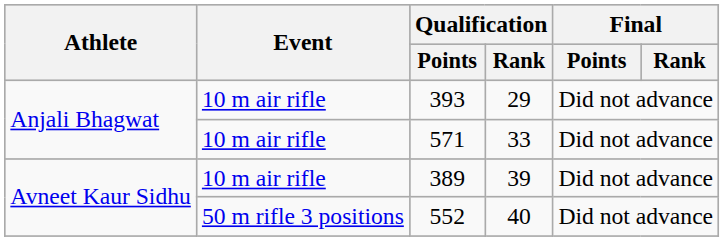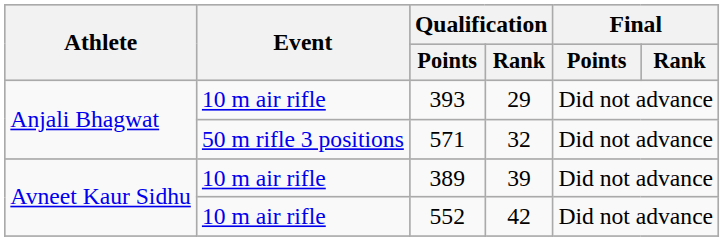(264, 139) 10 m air rifle -> (303, 139) 50 m rifle 3 positions
(519, 139) 33 -> (519, 139) 32
(303, 217) 50 m rifle 3 positions -> (264, 217) 10 m air rifle
(519, 217) 40 -> (519, 217) 42
